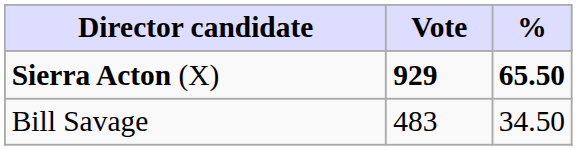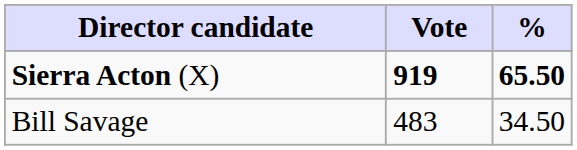(415, 74) 929 -> (415, 74) 919
